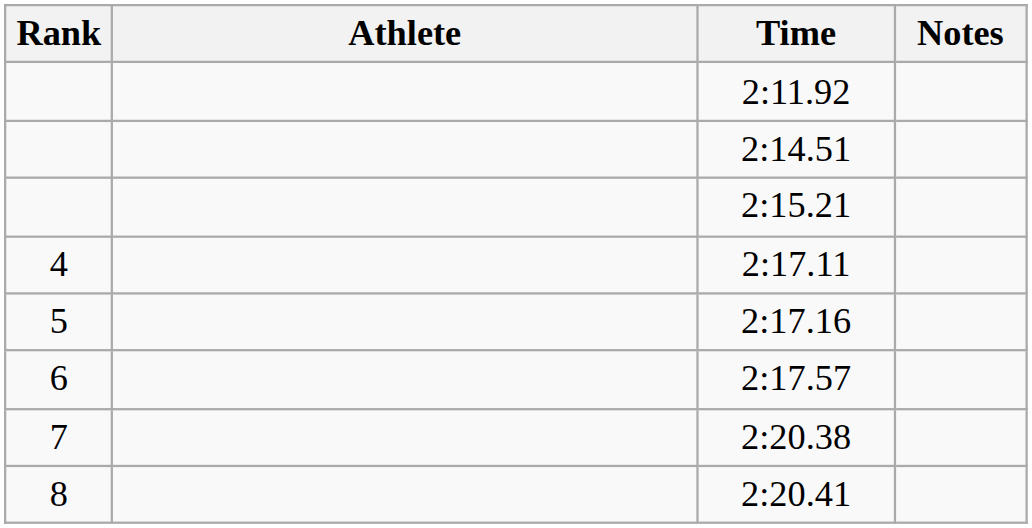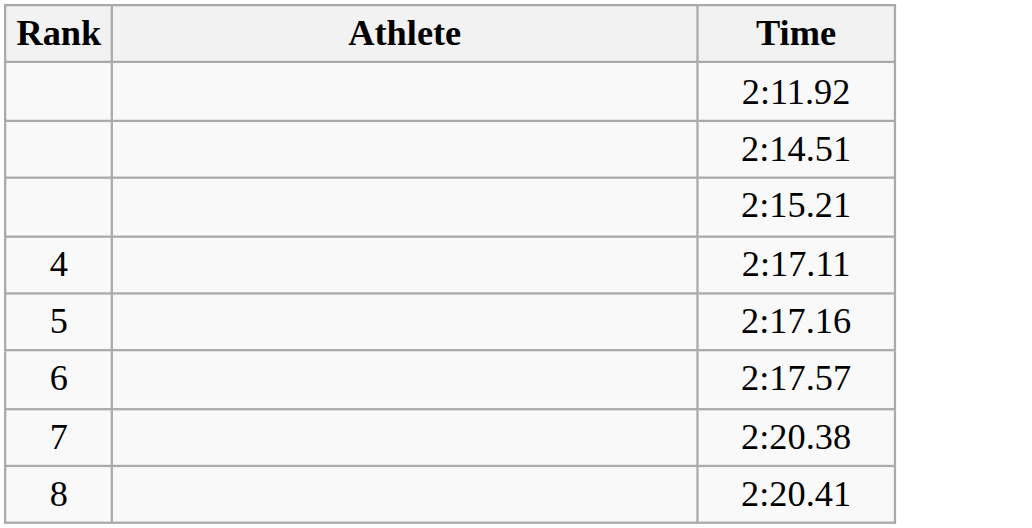- column: (960, 33)
